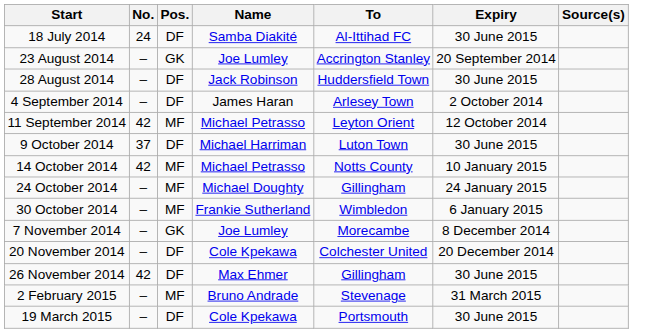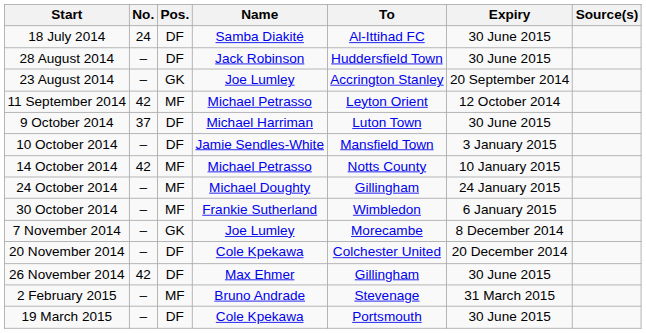rows swapped: (67, 58) <-> (67, 79)
- row: (67, 101)
+ row: (67, 144)
